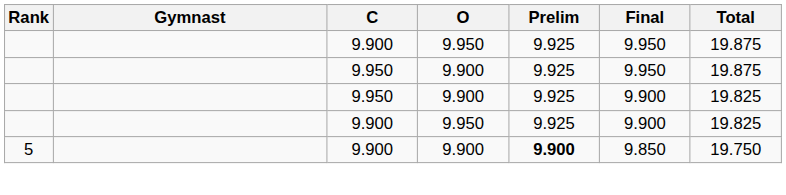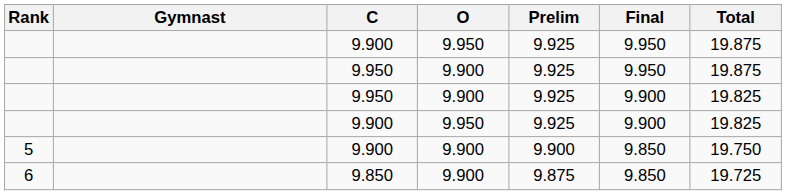(554, 149) bold -> (554, 149) normal
+ row: (29, 176)
